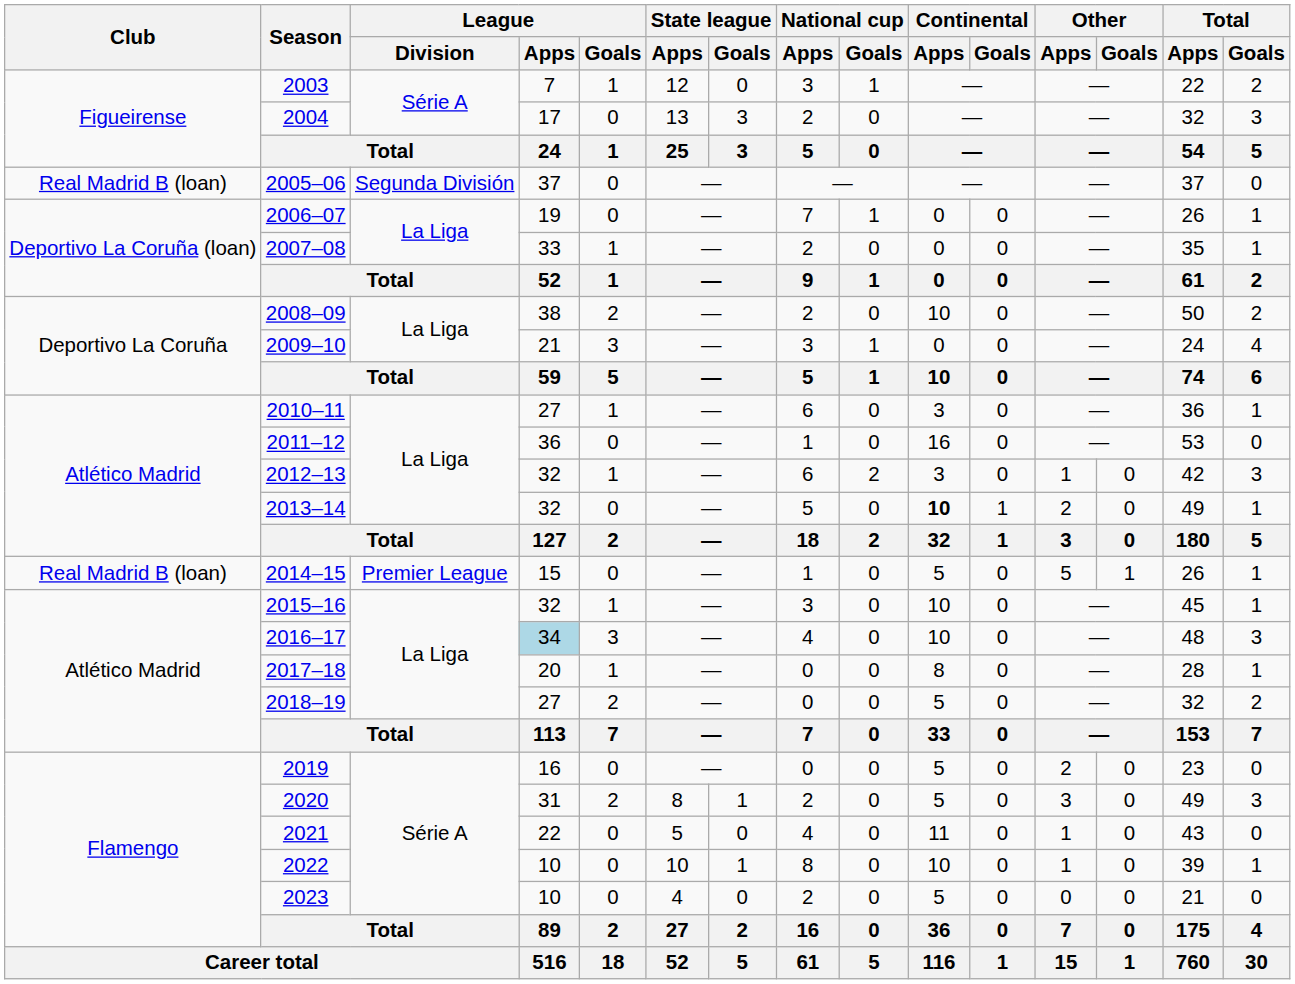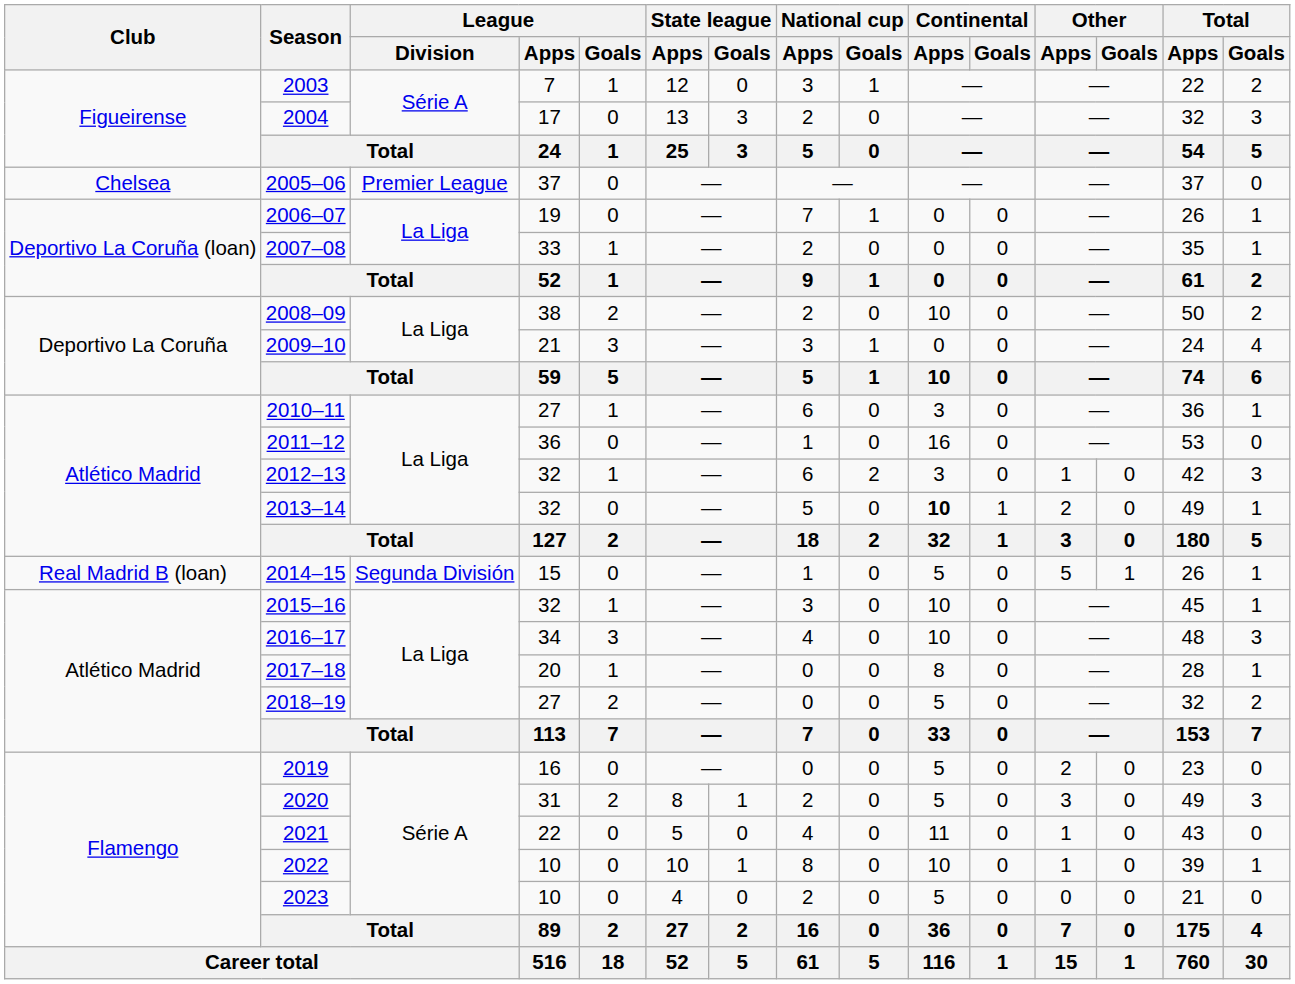(133, 183) Real Madrid B (loan) -> (133, 183) Chelsea
(435, 183) Segunda División -> (435, 183) Premier League
(435, 572) Premier League -> (435, 572) Segunda División
(549, 637) lightblue background -> (549, 637) no background
